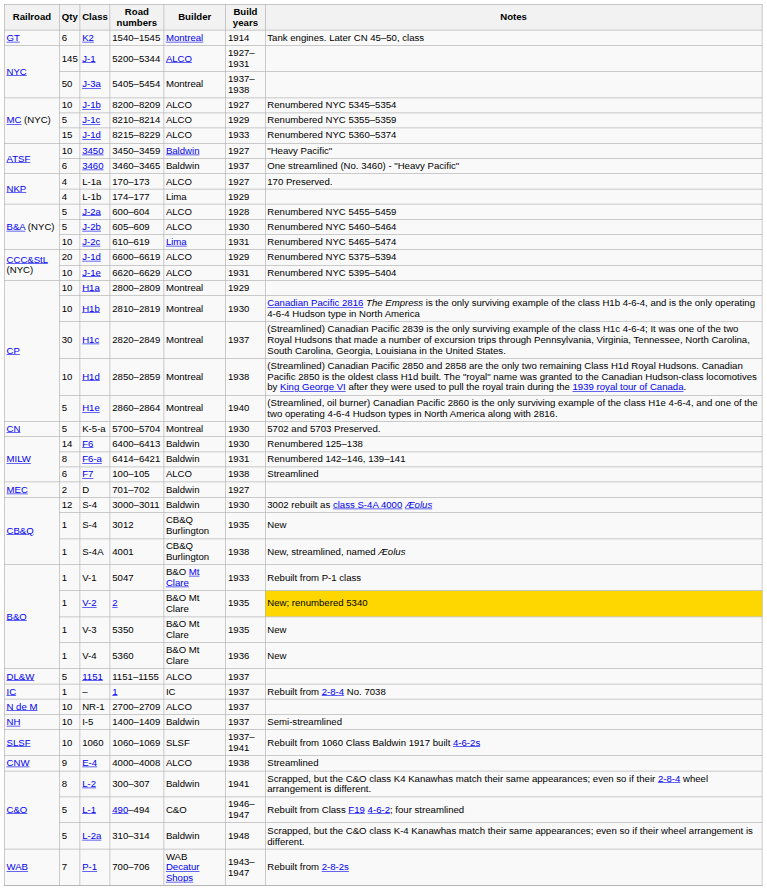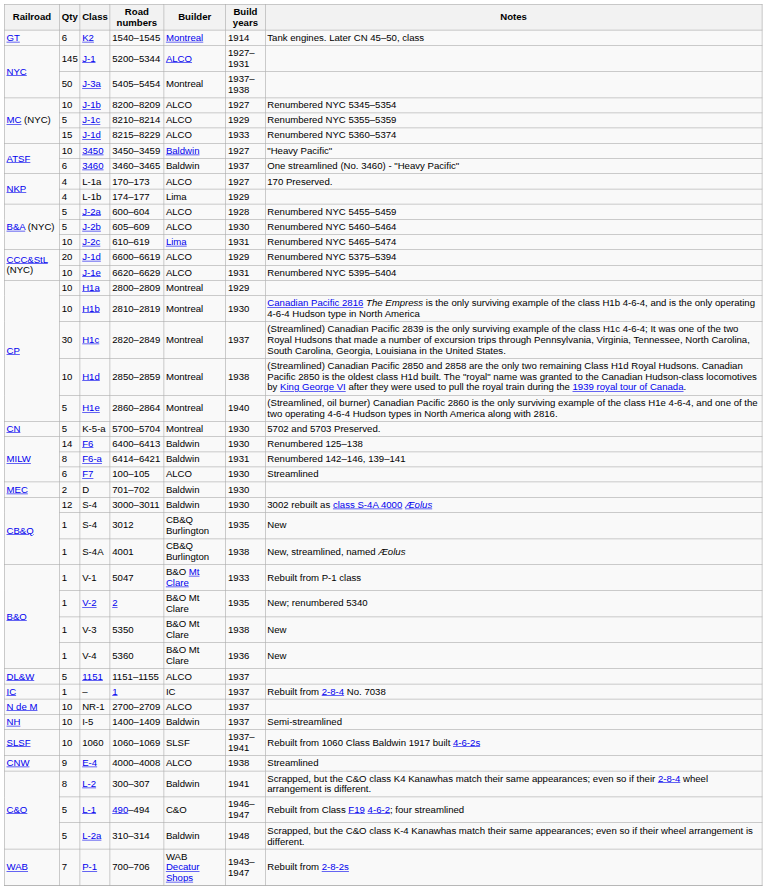(239, 474) 1938 -> (239, 474) 1930
(239, 489) 1927 -> (239, 489) 1930
(317, 603) gold background -> (317, 603) no background
(239, 629) 1935 -> (239, 629) 1938
